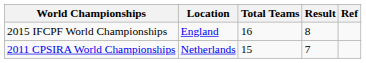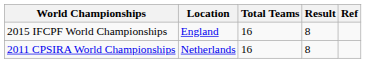(247, 49) 15 -> (247, 49) 16
(308, 49) 7 -> (308, 49) 8
